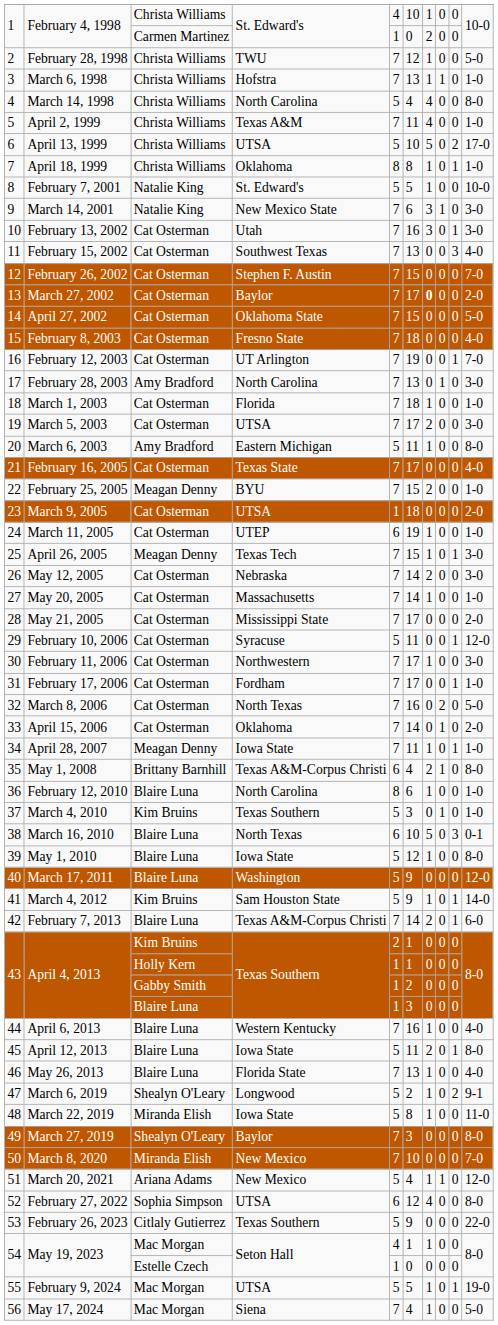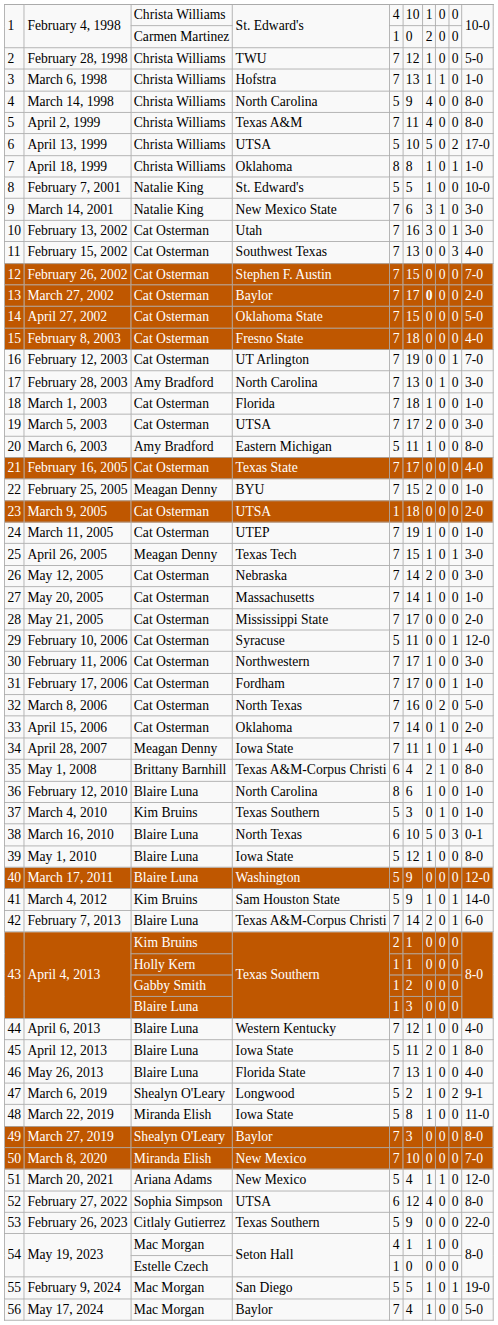(409, 101) 4 -> (409, 101) 9
(474, 123) 1-0 -> (474, 123) 8-0
(396, 532) 6 -> (396, 532) 7
(474, 748) 1-0 -> (474, 748) 4-0
(413, 1029) 16 -> (413, 1029) 12
(253, 1287) UTSA -> (264, 1287) San Diego
(251, 1309) Siena -> (254, 1309) Baylor
